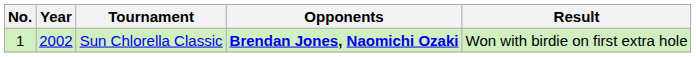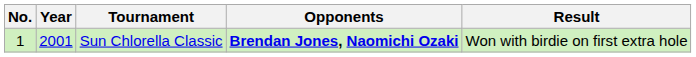(56, 40) 2002 -> (56, 40) 2001
